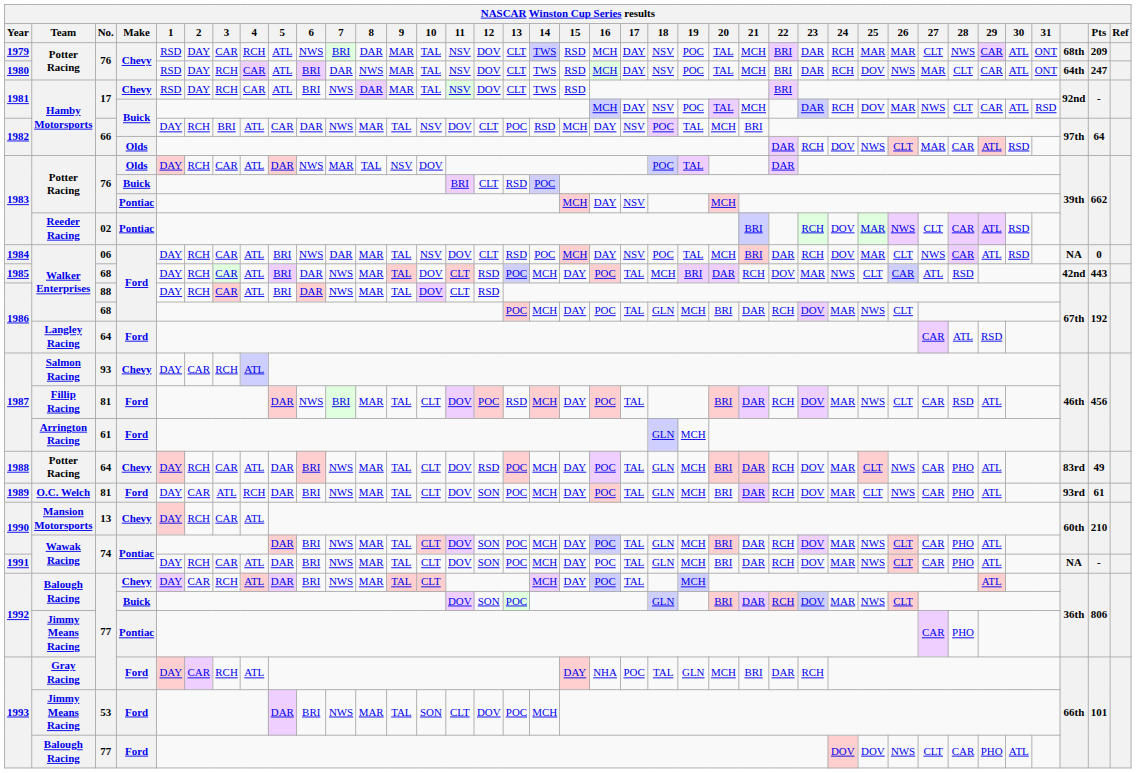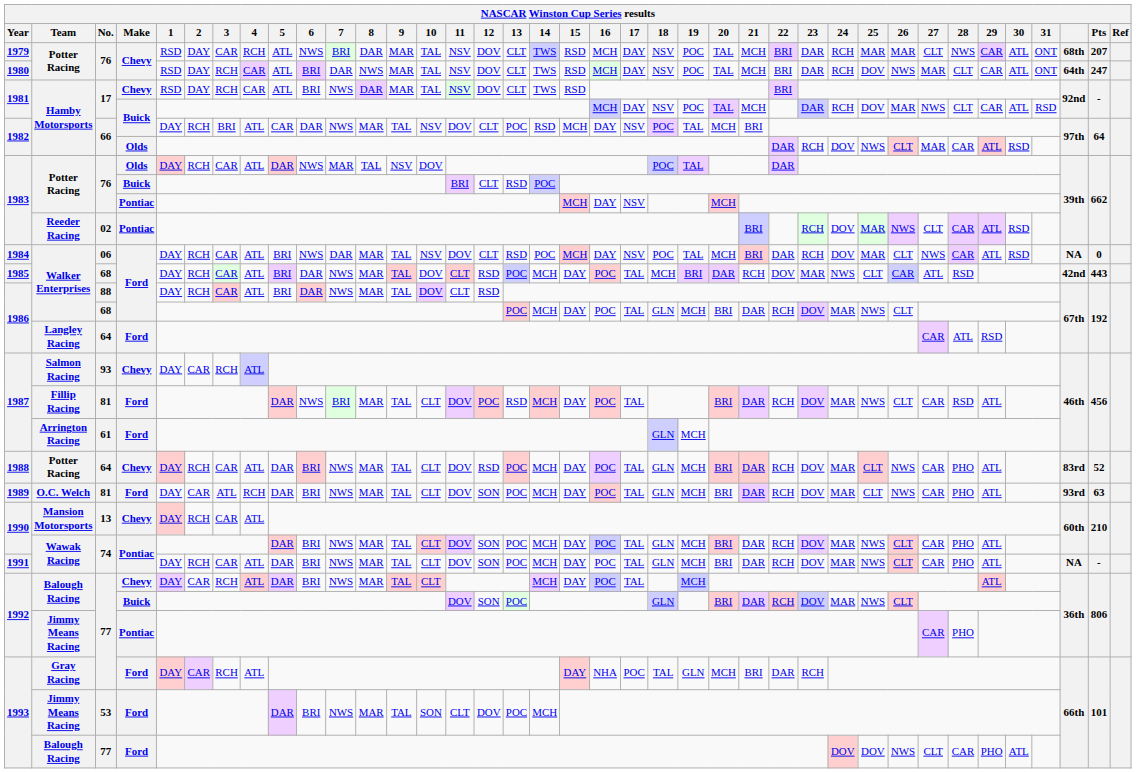(1099, 51) 209 -> (1099, 51) 207
(1099, 467) 49 -> (1099, 467) 52
(1099, 492) 61 -> (1099, 492) 63
